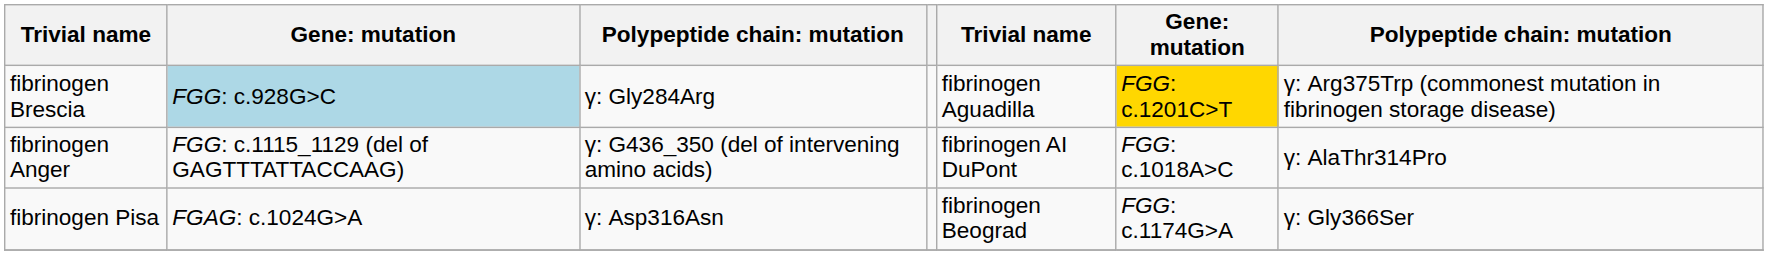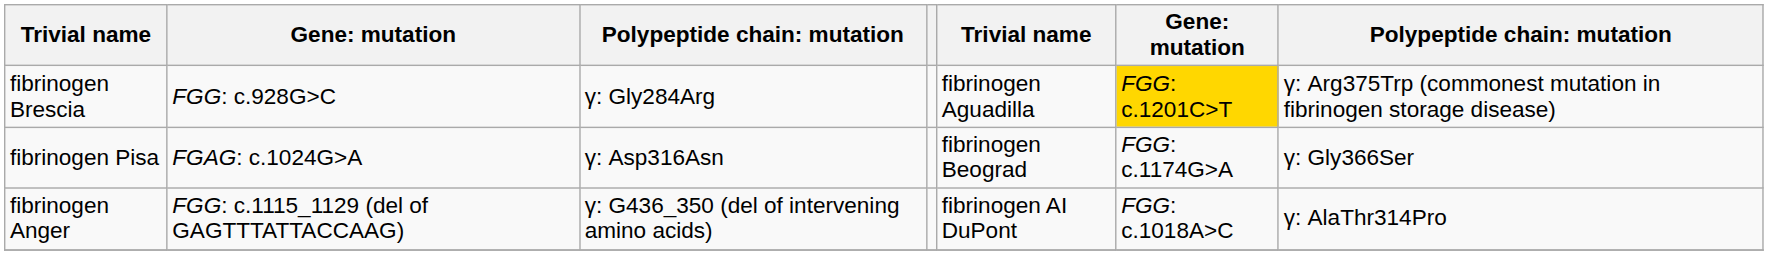(254, 96) lightblue background -> (254, 96) no background
rows swapped: (59, 157) <-> (85, 218)
